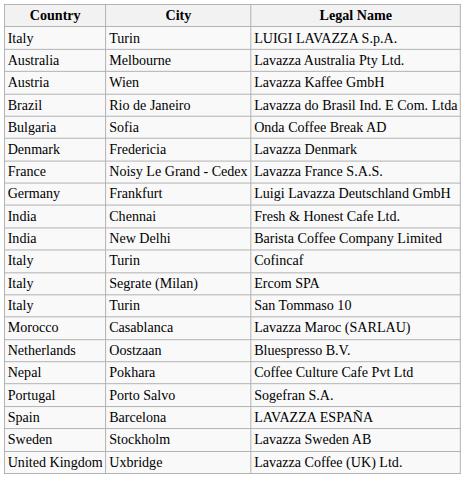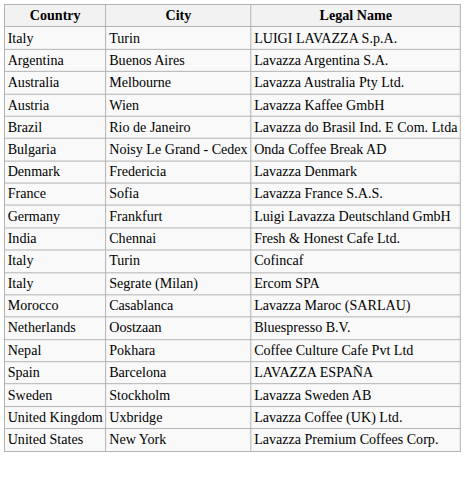+ row: (321, 60)
(124, 127) Sofia -> (178, 149) Noisy Le Grand - Cedex
(178, 171) Noisy Le Grand - Cedex -> (124, 194) Sofia
- row: (348, 238)
- row: (303, 305)
- row: (294, 395)
+ row: (346, 439)
